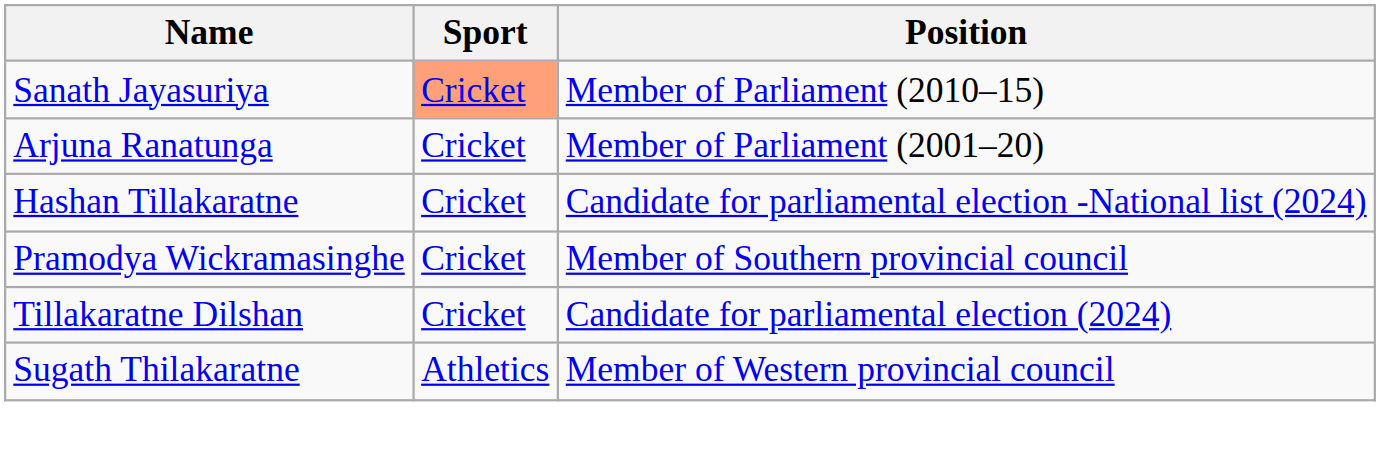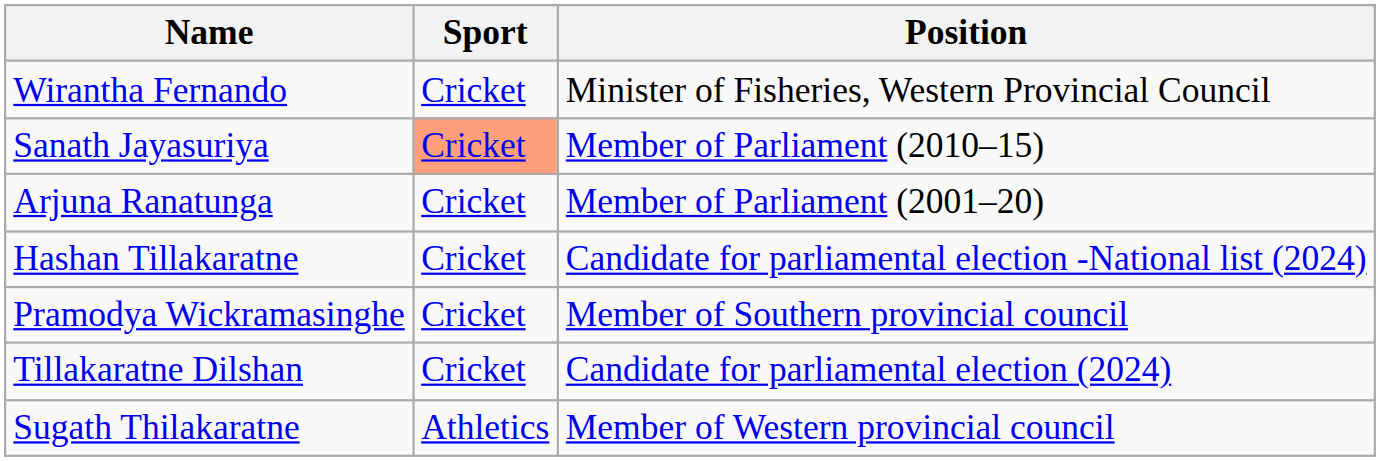+ row: (150, 88)
